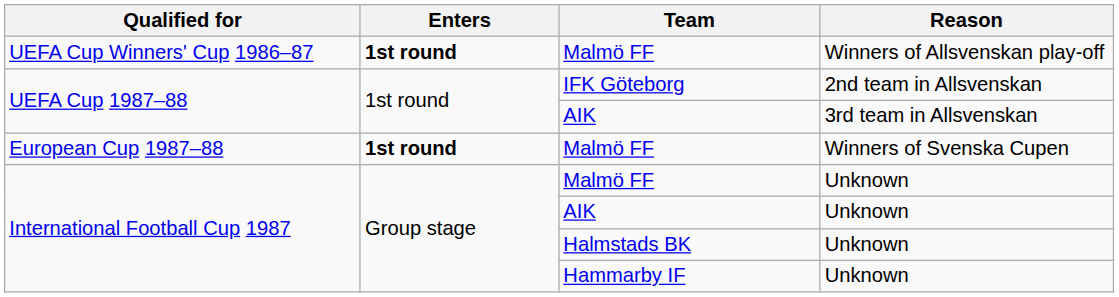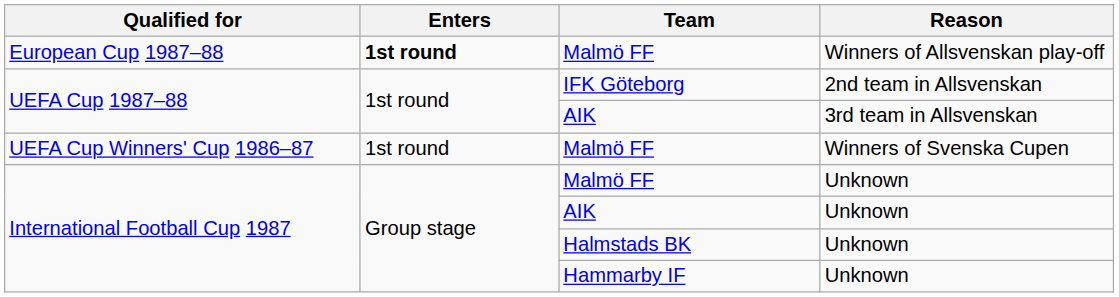(161, 52) UEFA Cup Winners' Cup 1986–87 -> (116, 52) European Cup 1987–88
(116, 148) European Cup 1987–88 -> (161, 148) UEFA Cup Winners' Cup 1986–87
(411, 148) bold -> (407, 148) normal
